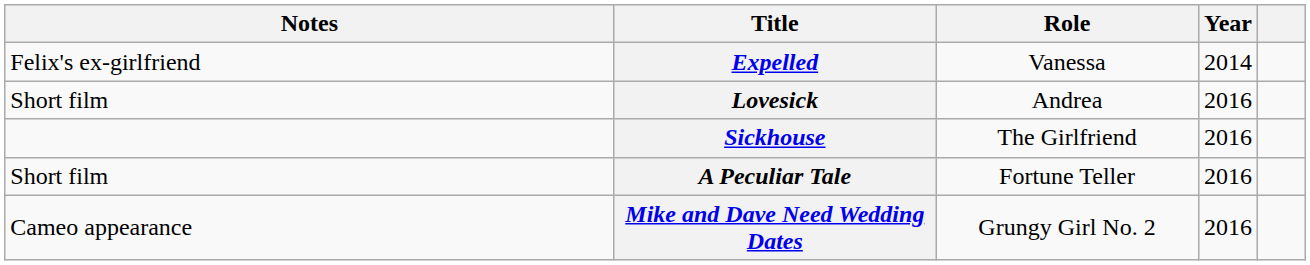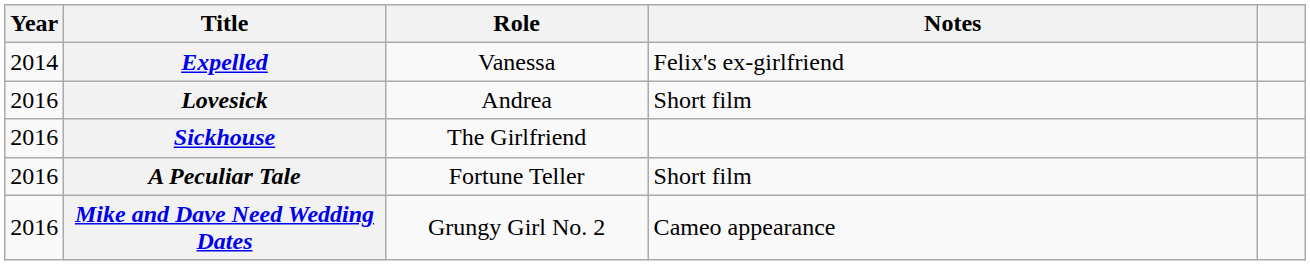columns swapped: (1228, 23) <-> (309, 23)
